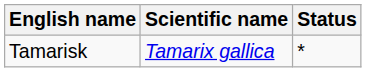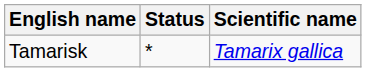columns swapped: (217, 19) <-> (327, 19)
